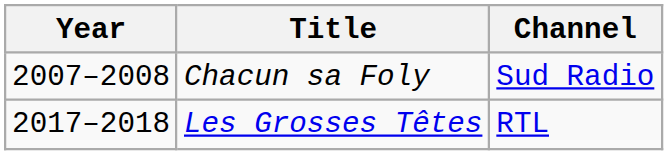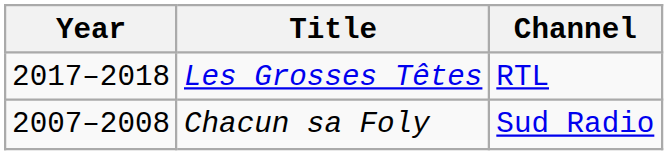rows swapped: (333, 124) <-> (307, 77)
